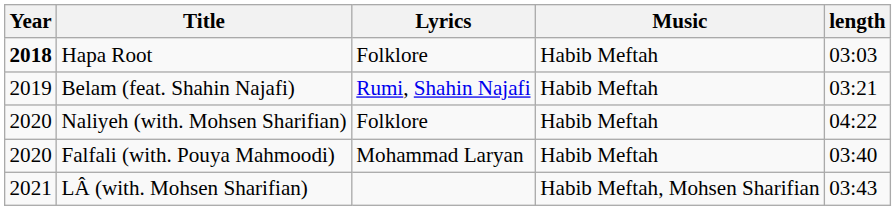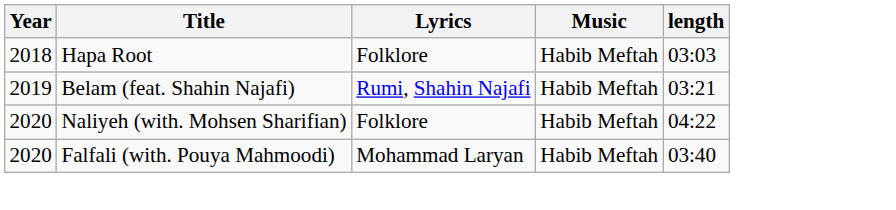(31, 54) bold -> (31, 54) normal
- row: (185, 188)
